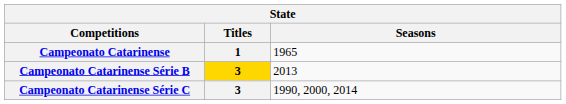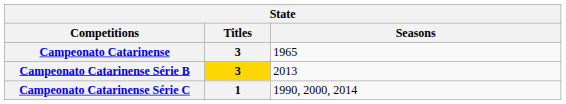(238, 52) 1 -> (238, 52) 3
(238, 90) 3 -> (238, 90) 1
